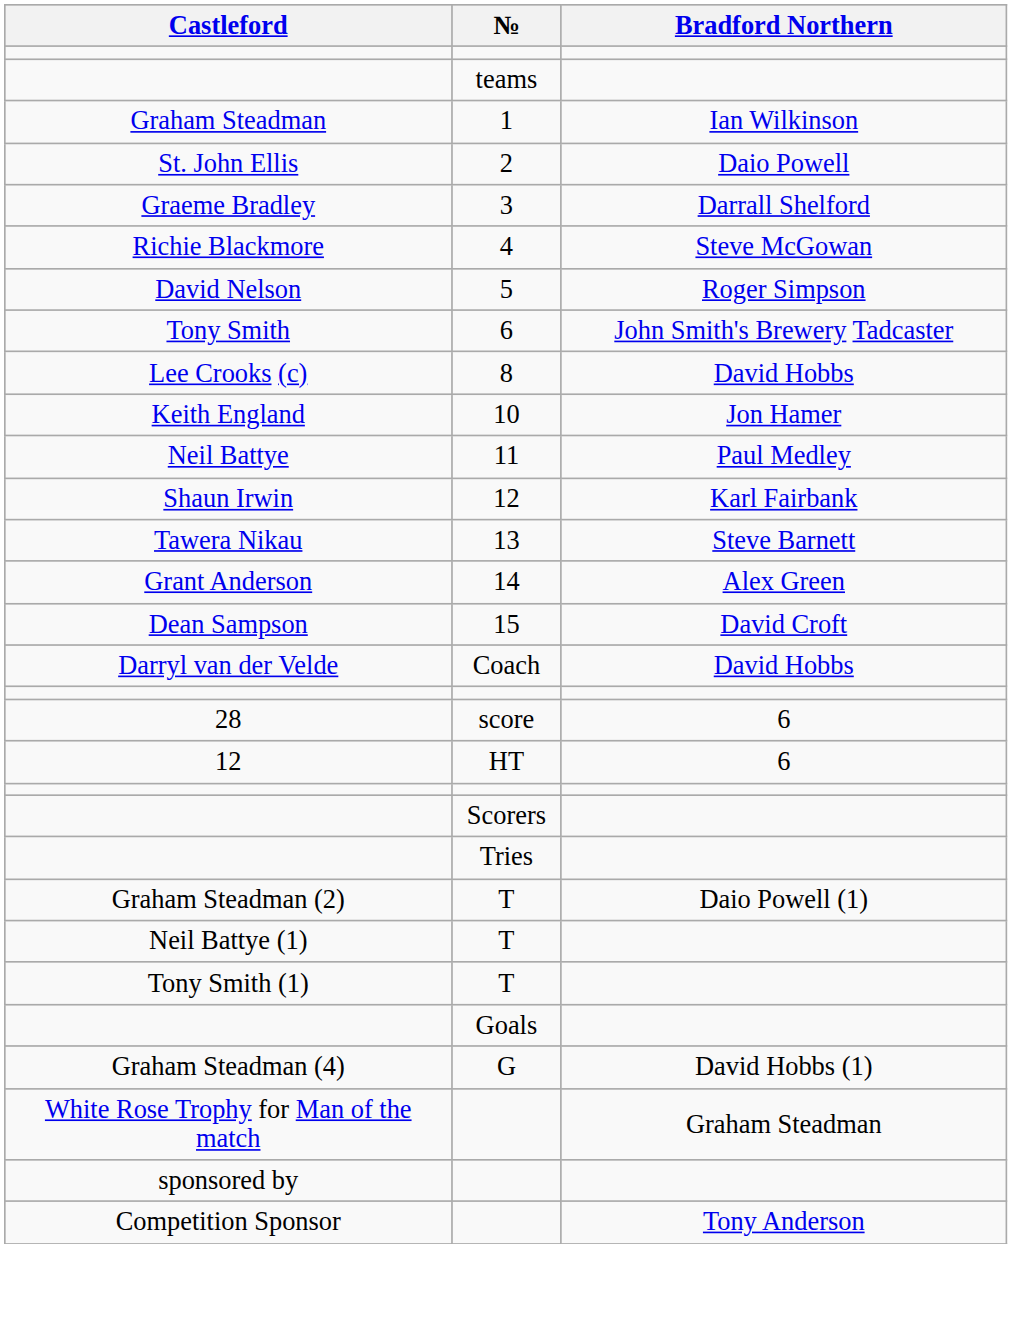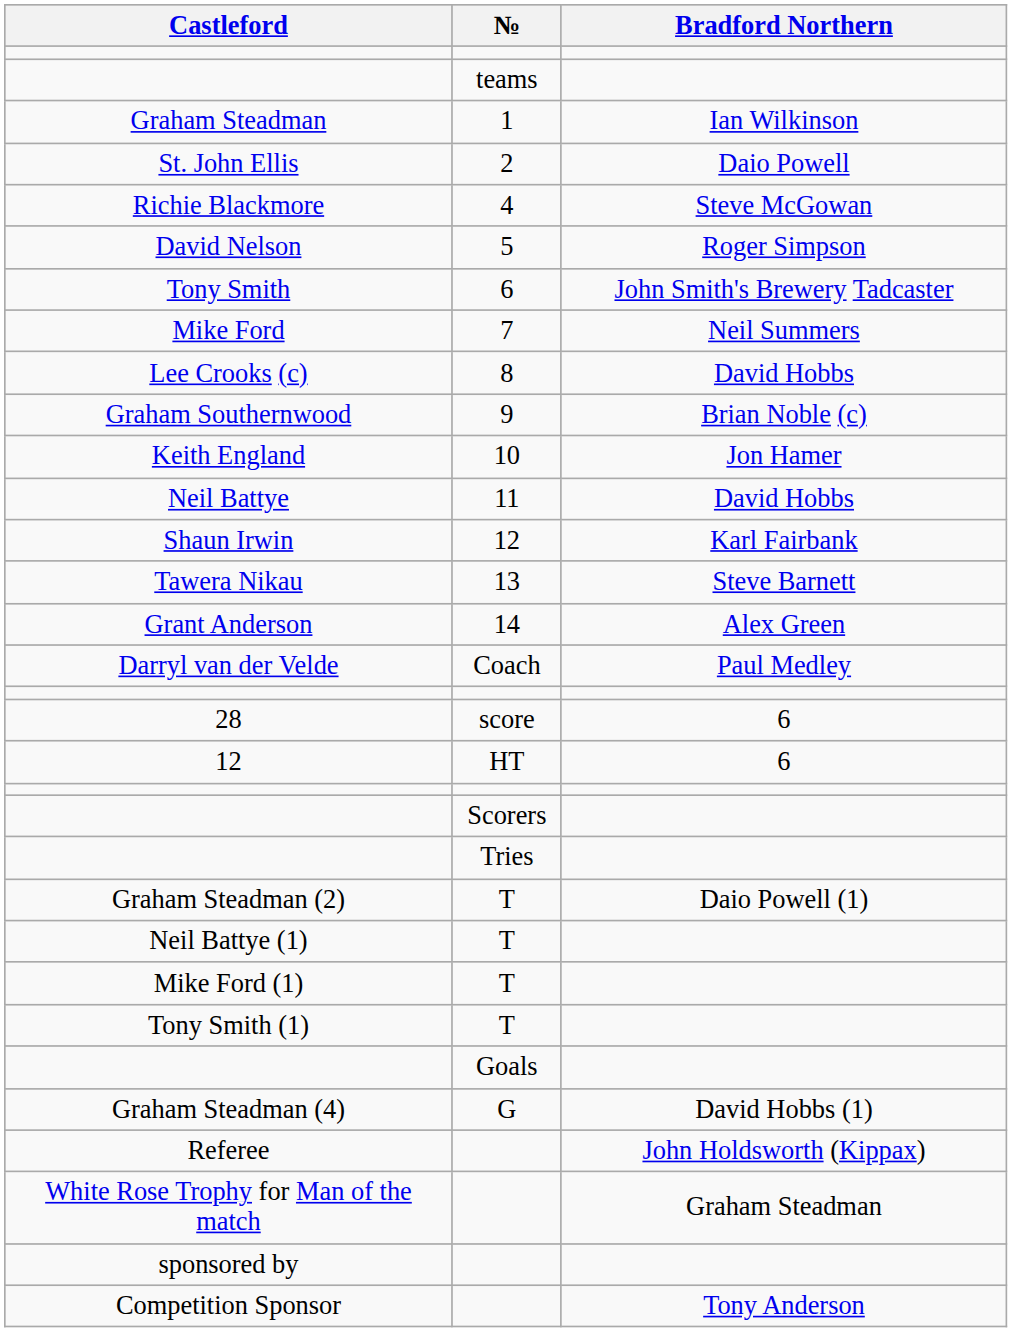- row: (228, 205)
+ row: (228, 330)
+ row: (228, 414)
(784, 456) Paul Medley -> (784, 498) David Hobbs
- row: (228, 623)
(784, 665) David Hobbs -> (784, 665) Paul Medley
+ row: (228, 983)
+ row: (228, 1150)
